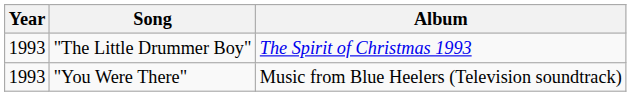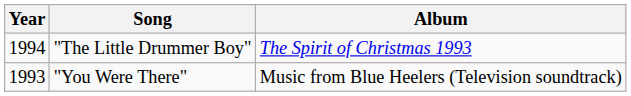(27, 47) 1993 -> (27, 47) 1994
